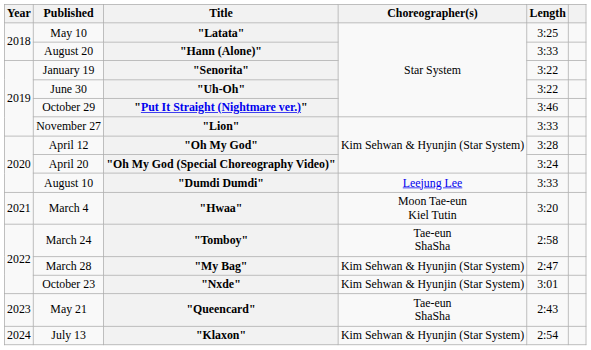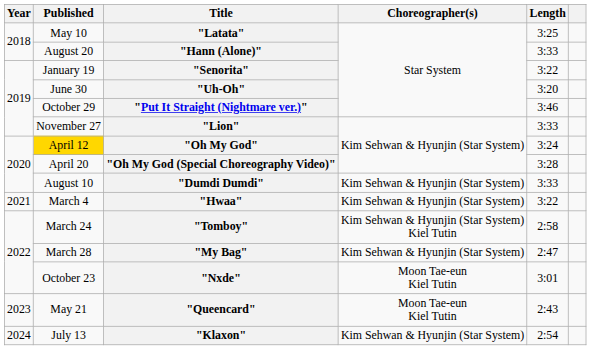(548, 88) 3:22 -> (548, 88) 3:20
(69, 145) no background -> (69, 145) gold background
(548, 145) 3:28 -> (548, 145) 3:24
(548, 164) 3:24 -> (548, 164) 3:28
(433, 182) Leejung Lee -> (433, 182) Kim Sehwan & Hyunjin (Star System)
(433, 208) Moon Tae-eun Kiel Tutin -> (433, 201) Kim Sehwan & Hyunjin (Star System)
(548, 208) 3:20 -> (548, 201) 3:22
(433, 240) Tae-eun ShaSha -> (433, 227) Kim Sehwan & Hyunjin (Star System) Kiel Tutin
(433, 284) Kim Sehwan & Hyunjin (Star System) -> (433, 277) Moon Tae-eun Kiel Tutin
(433, 310) Tae-eun ShaSha -> (433, 310) Moon Tae-eun Kiel Tutin
